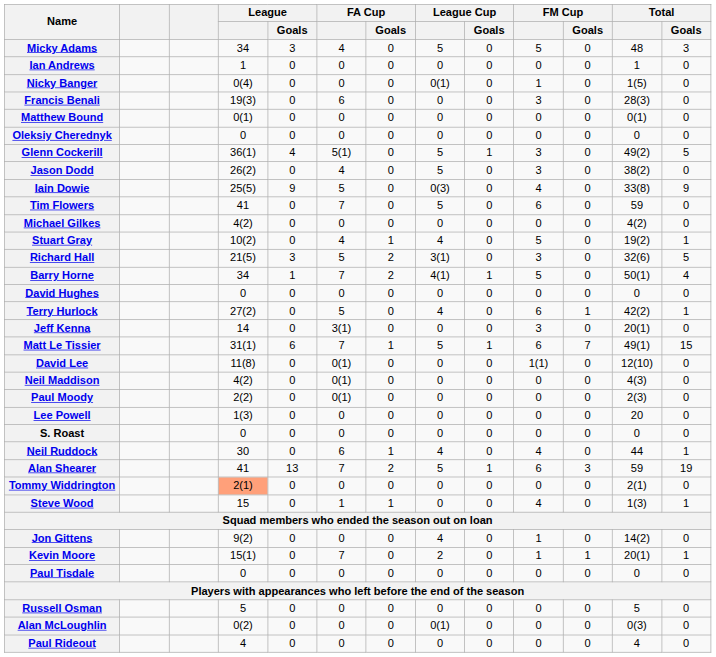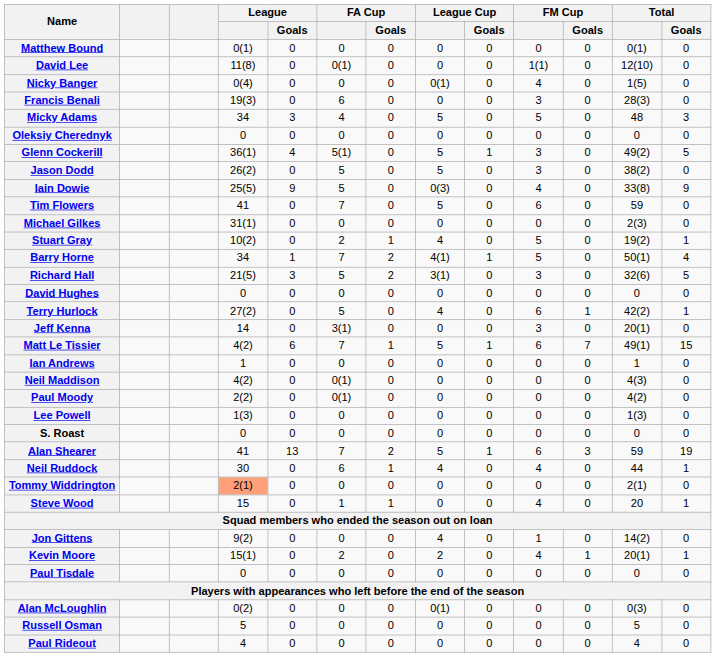rows swapped: (62, 48) <-> (62, 118)
rows swapped: (62, 65) <-> (62, 363)
(538, 83) 1 -> (538, 83) 4
(341, 170) 4 -> (341, 170) 5
(243, 223) 4(2) -> (243, 223) 31(1)
(637, 223) 4(2) -> (637, 223) 2(3)
(341, 240) 4 -> (341, 240) 2
rows swapped: (62, 258) <-> (62, 275)
(243, 345) 31(1) -> (243, 345) 4(2)
(637, 398) 2(3) -> (637, 398) 4(2)
(637, 415) 20 -> (637, 415) 1(3)
rows swapped: (62, 450) <-> (62, 468)
(637, 503) 1(3) -> (637, 503) 20
(341, 556) 7 -> (341, 556) 2
(538, 556) 1 -> (538, 556) 4
rows swapped: (62, 626) <-> (62, 608)
